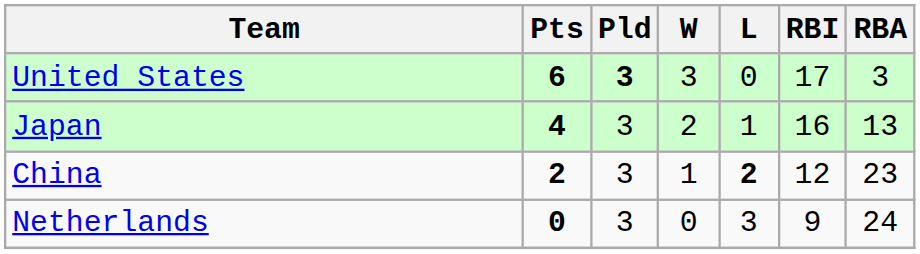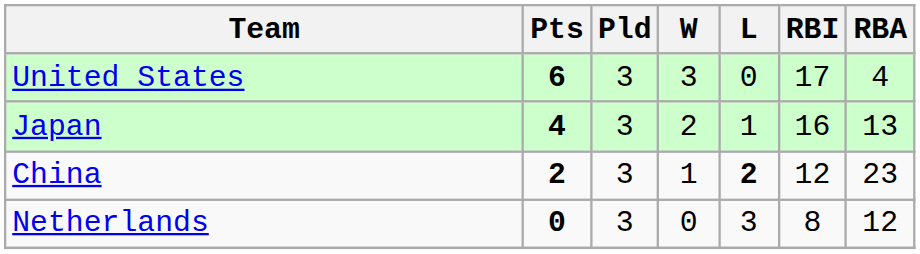(625, 78) bold -> (625, 78) normal
(880, 78) 3 -> (880, 78) 4
(812, 223) 9 -> (812, 223) 8
(880, 223) 24 -> (880, 223) 12
